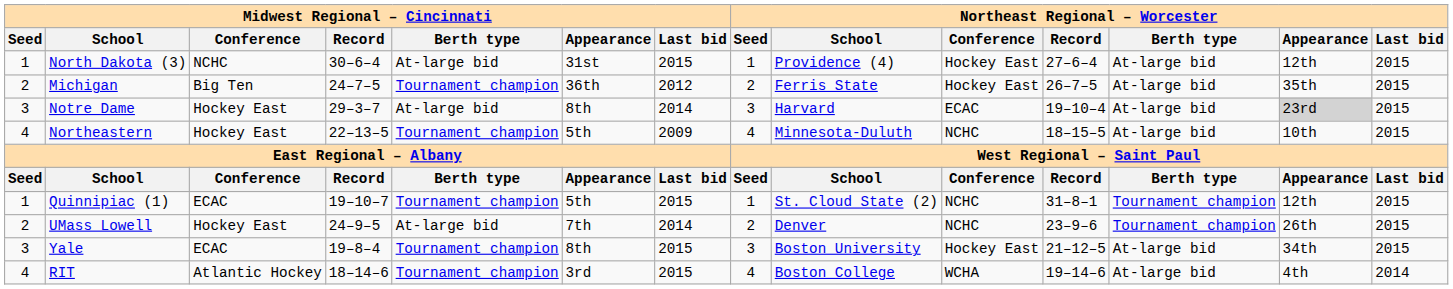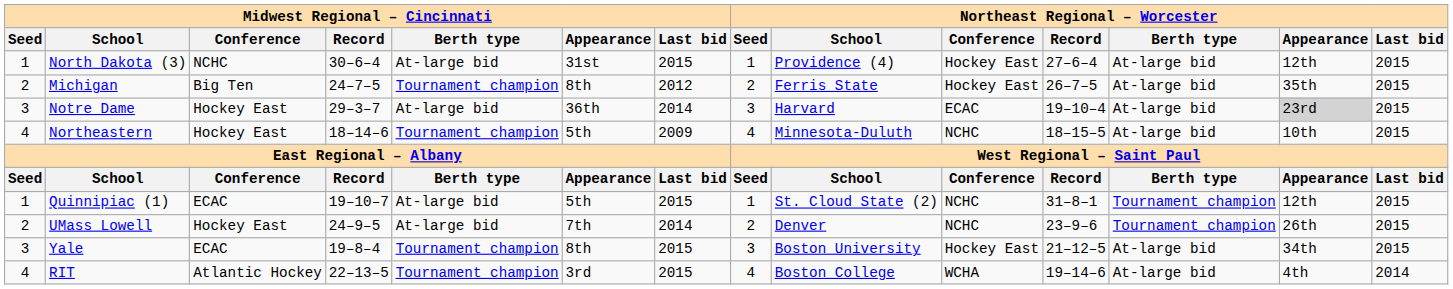(583, 86) 36th -> (578, 86) 8th
(578, 109) 8th -> (583, 109) 36th
(359, 133) 22–13–5 -> (359, 133) 18–14–6
(477, 203) Tournament champion -> (447, 203) At-large bid
(359, 273) 18–14–6 -> (359, 273) 22–13–5
